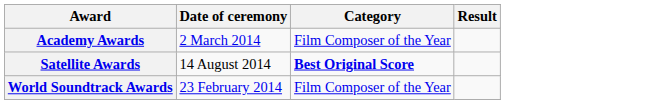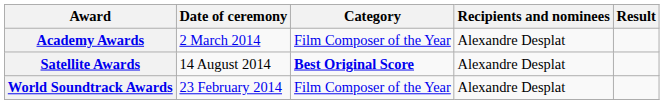+ column: (534, 16)
